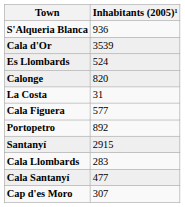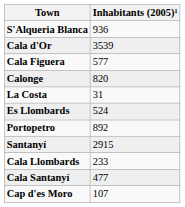rows swapped: (36, 111) <-> (38, 62)
(101, 161) 283 -> (101, 161) 233
(101, 194) 307 -> (101, 194) 107
